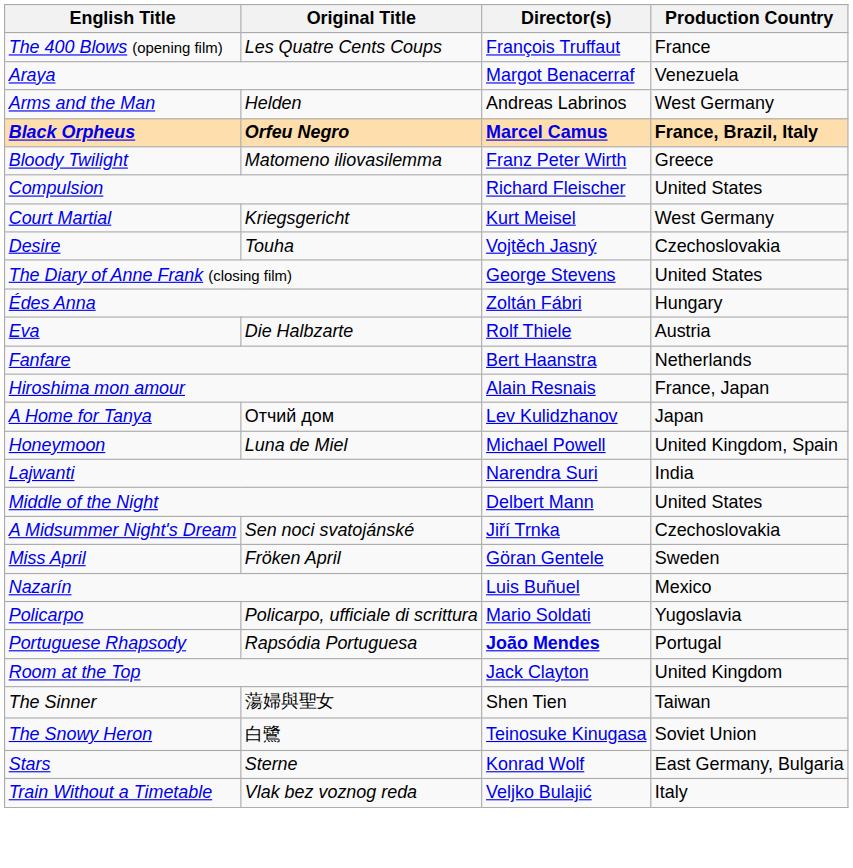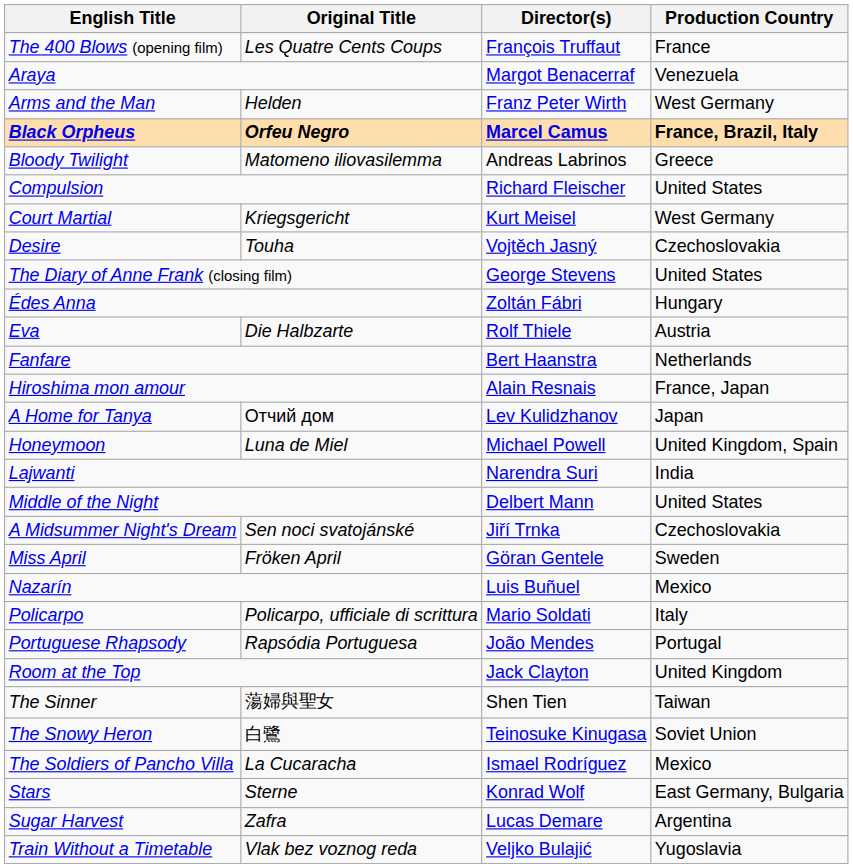(556, 103) Andreas Labrinos -> (556, 103) Franz Peter Wirth
(556, 160) Franz Peter Wirth -> (556, 160) Andreas Labrinos
(698, 615) Yugoslavia -> (671, 615) Italy
(543, 643) bold -> (540, 643) normal
+ row: (121, 764)
+ row: (66, 821)
(671, 792) Italy -> (698, 849) Yugoslavia
